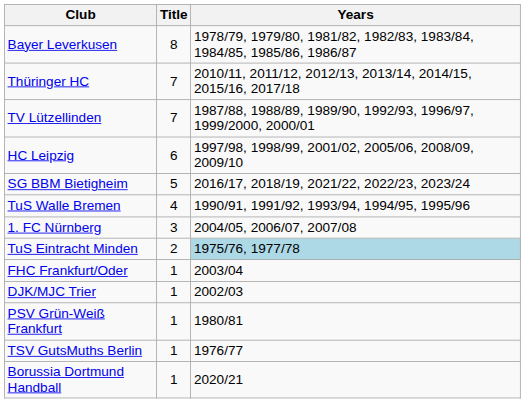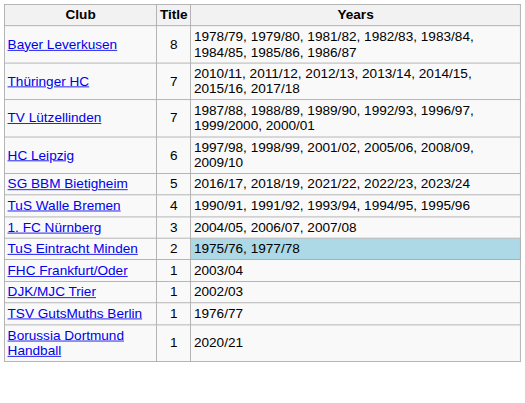- row: (56, 321)
